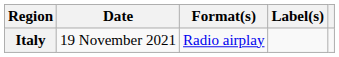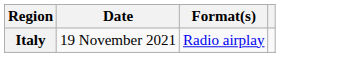- column: (298, 16)
